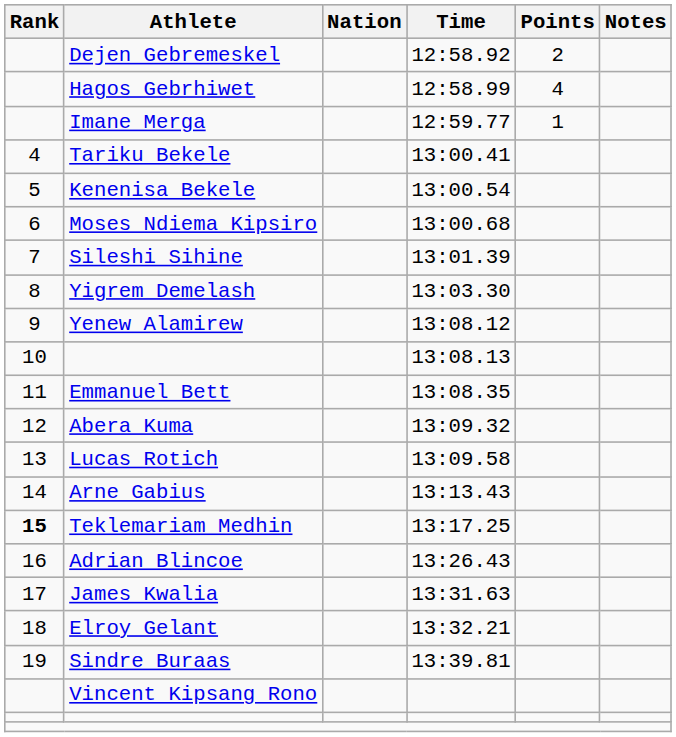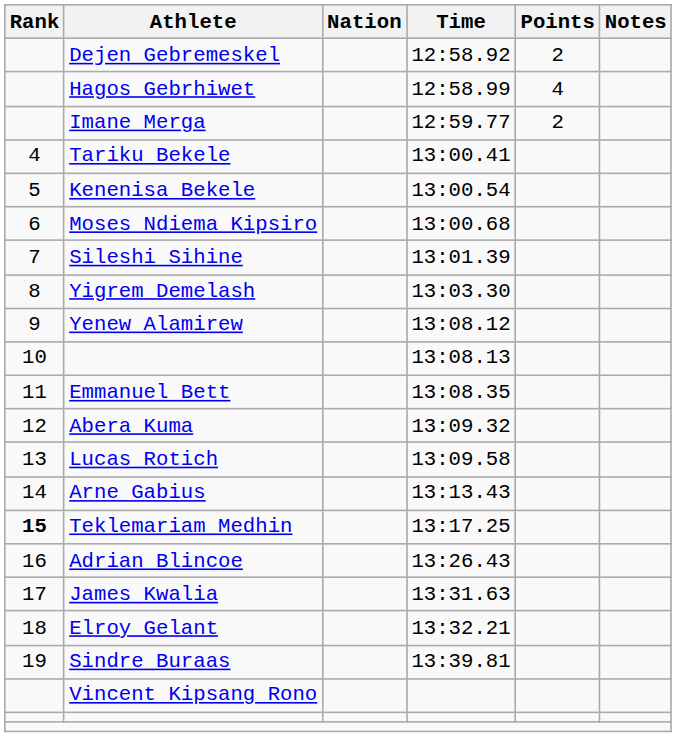(558, 123) 1 -> (558, 123) 2
